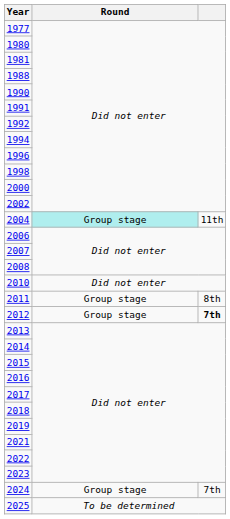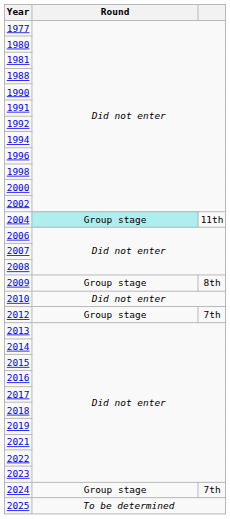+ row: (18, 283)
- row: (18, 299)
(212, 315) bold -> (212, 315) normal
